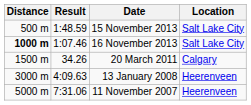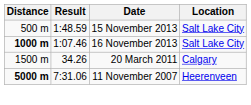- row: (140, 76)
(32, 92) normal -> (32, 76) bold
